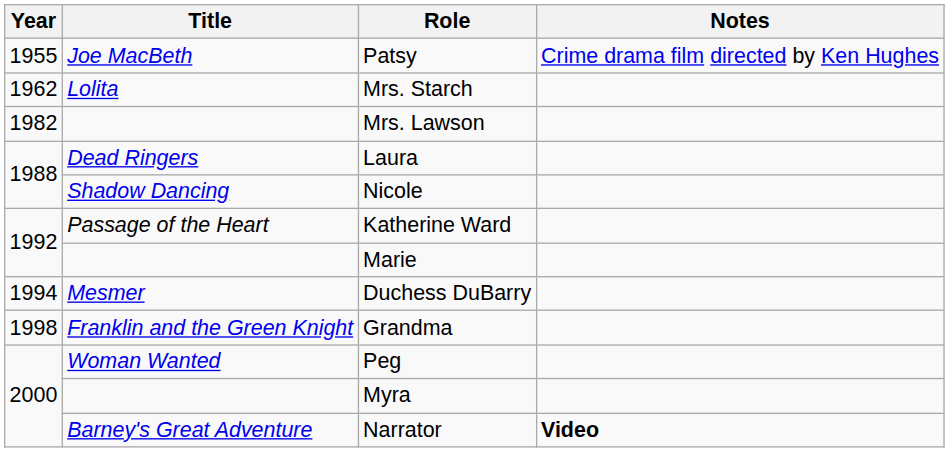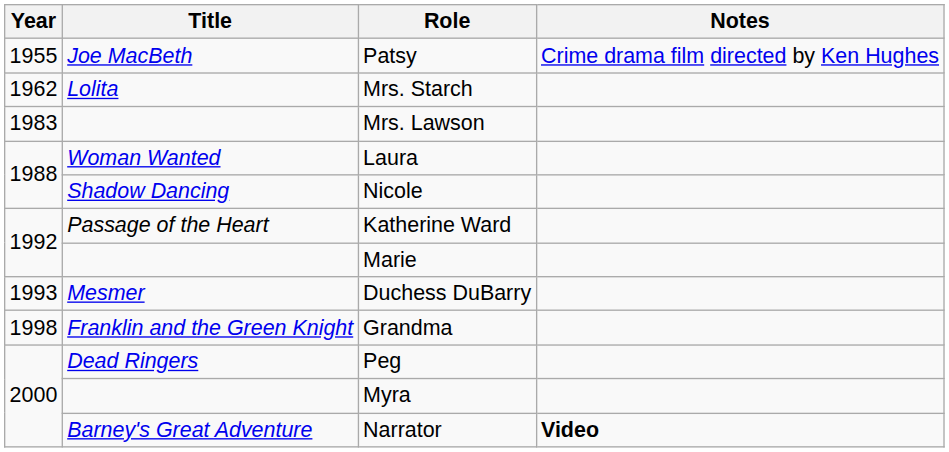(33, 123) 1982 -> (33, 123) 1983
(133, 157) Dead Ringers -> (144, 157) Woman Wanted
(33, 293) 1994 -> (33, 293) 1993
(144, 361) Woman Wanted -> (133, 361) Dead Ringers
